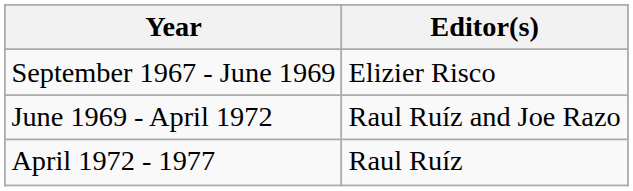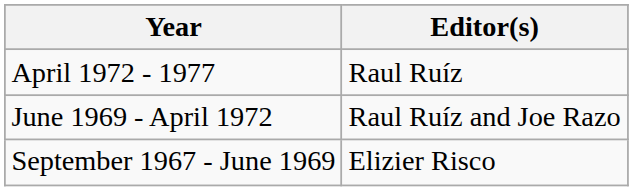rows swapped: (173, 71) <-> (113, 161)
